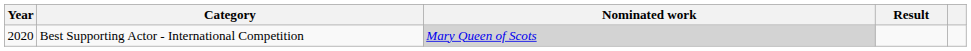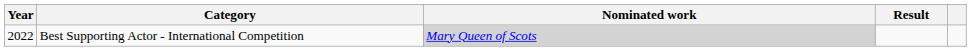(21, 35) 2020 -> (21, 35) 2022
